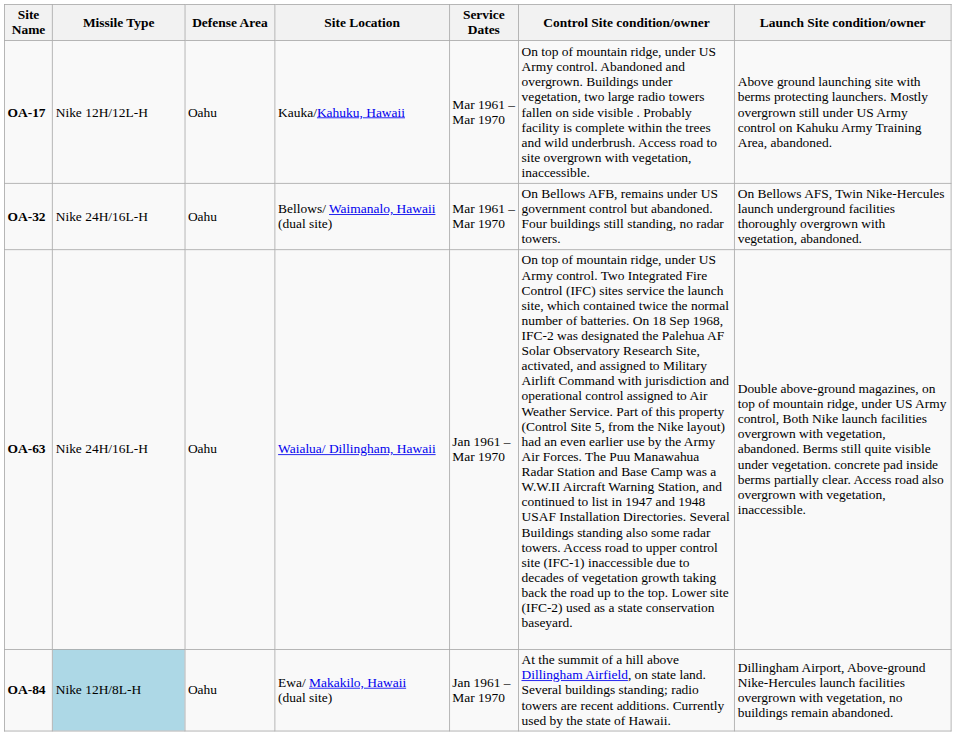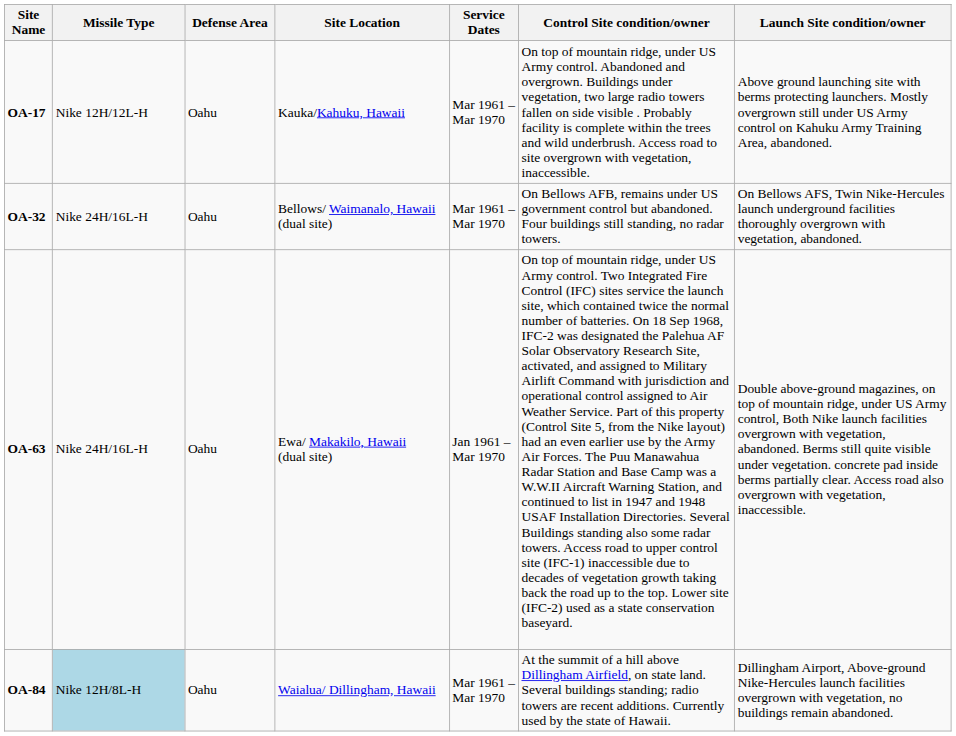(357, 449) Waialua/ Dillingham, Hawaii -> (342, 449) Ewa/ Makakilo, Hawaii (dual site)
(342, 690) Ewa/ Makakilo, Hawaii (dual site) -> (357, 690) Waialua/ Dillingham, Hawaii
(481, 690) Jan 1961 – Mar 1970 -> (484, 690) Mar 1961 – Mar 1970
